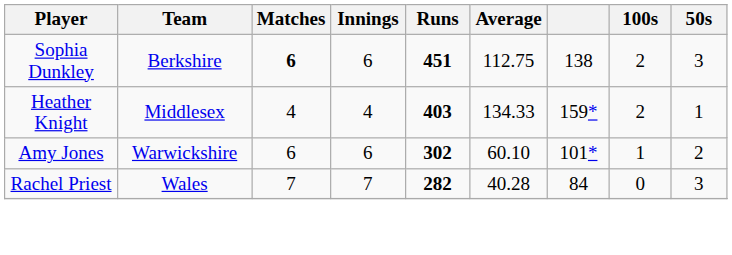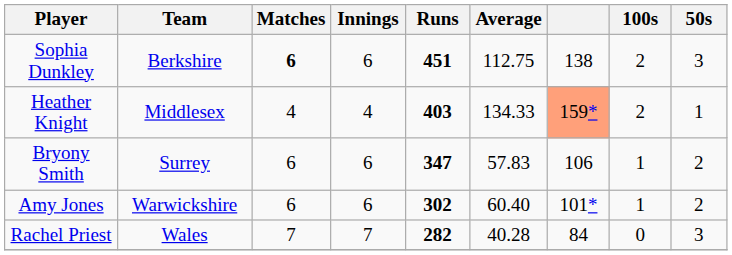(578, 112) no background -> (578, 112) lightsalmon background
+ row: (61, 163)
(509, 153) 60.10 -> (509, 204) 60.40
